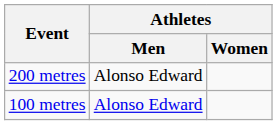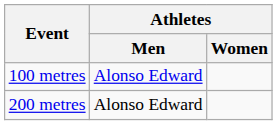rows swapped: (47, 105) <-> (47, 76)
